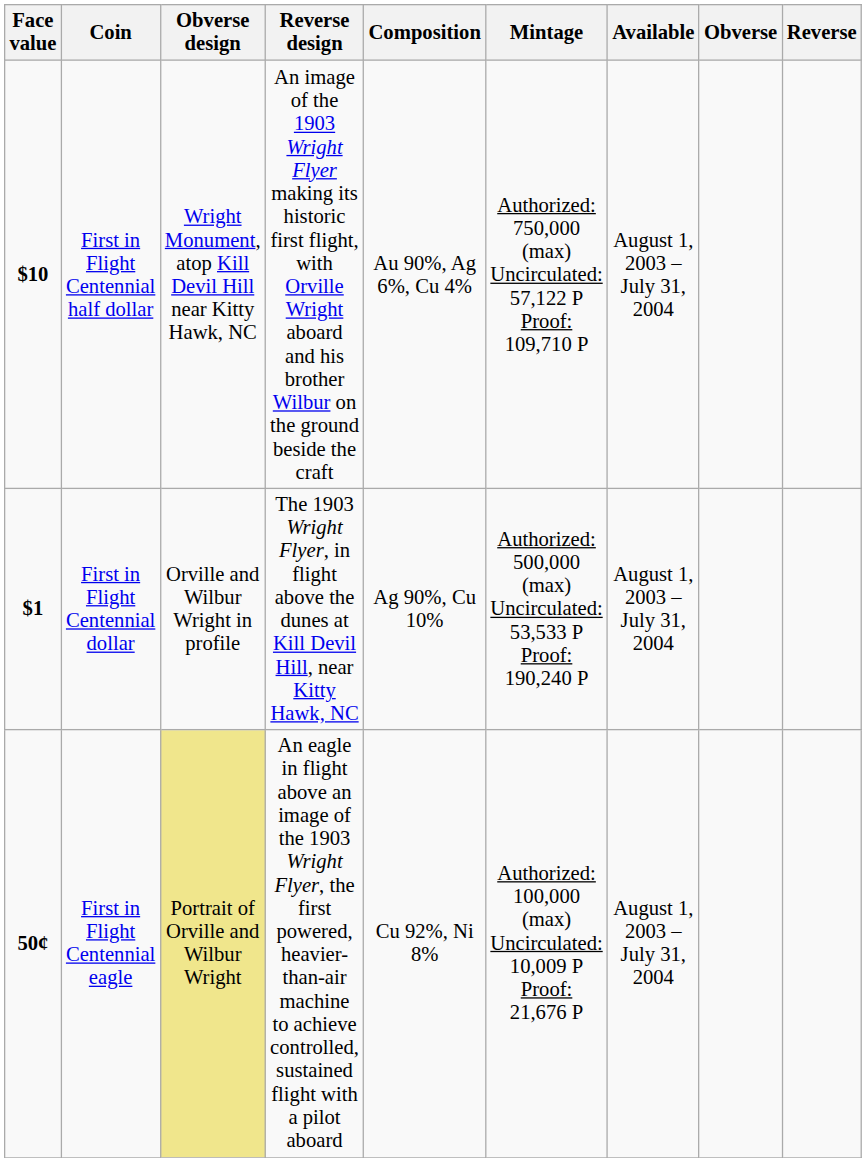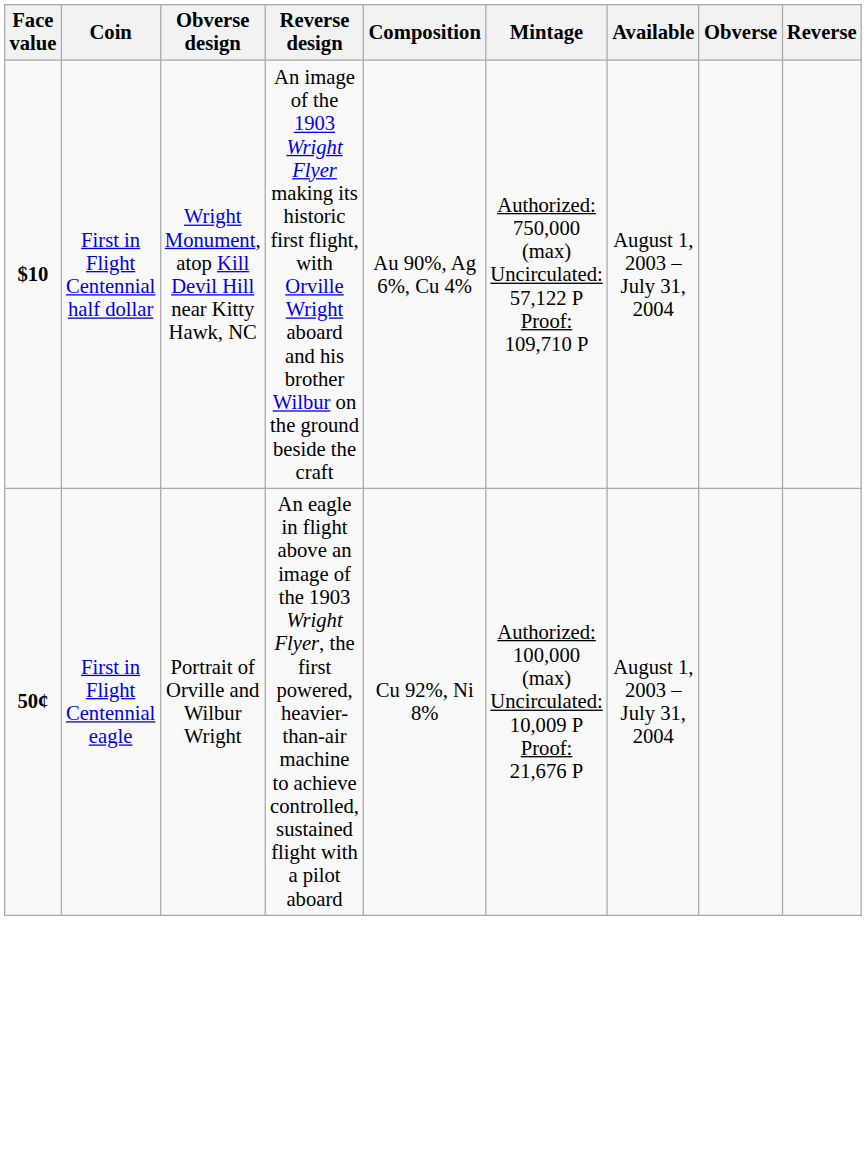- row: (111, 608)
(213, 943) khaki background -> (213, 701) no background
